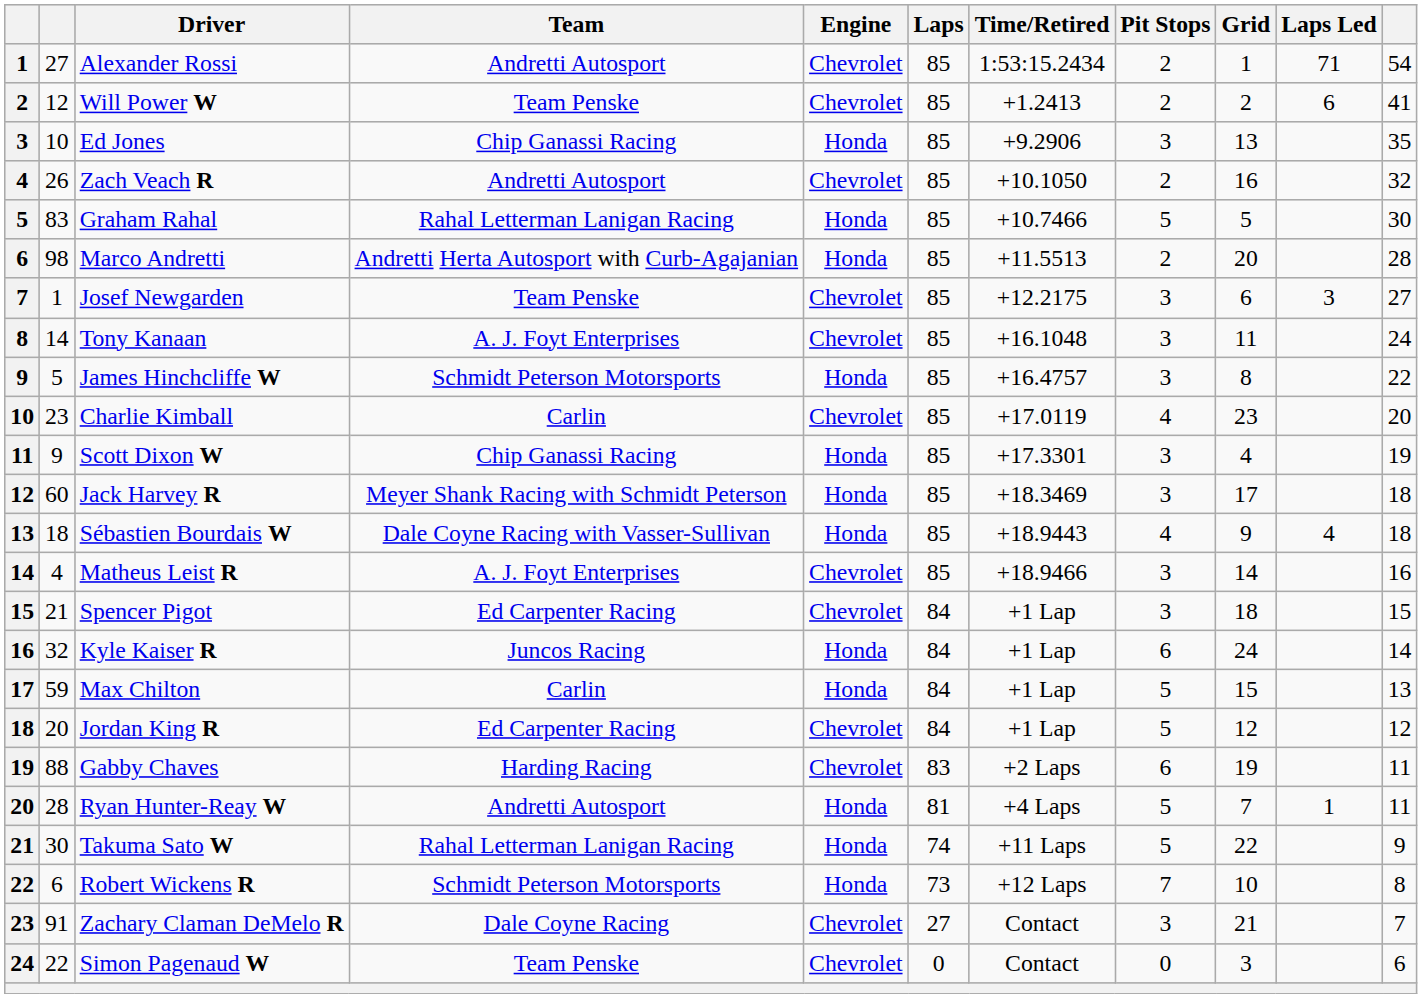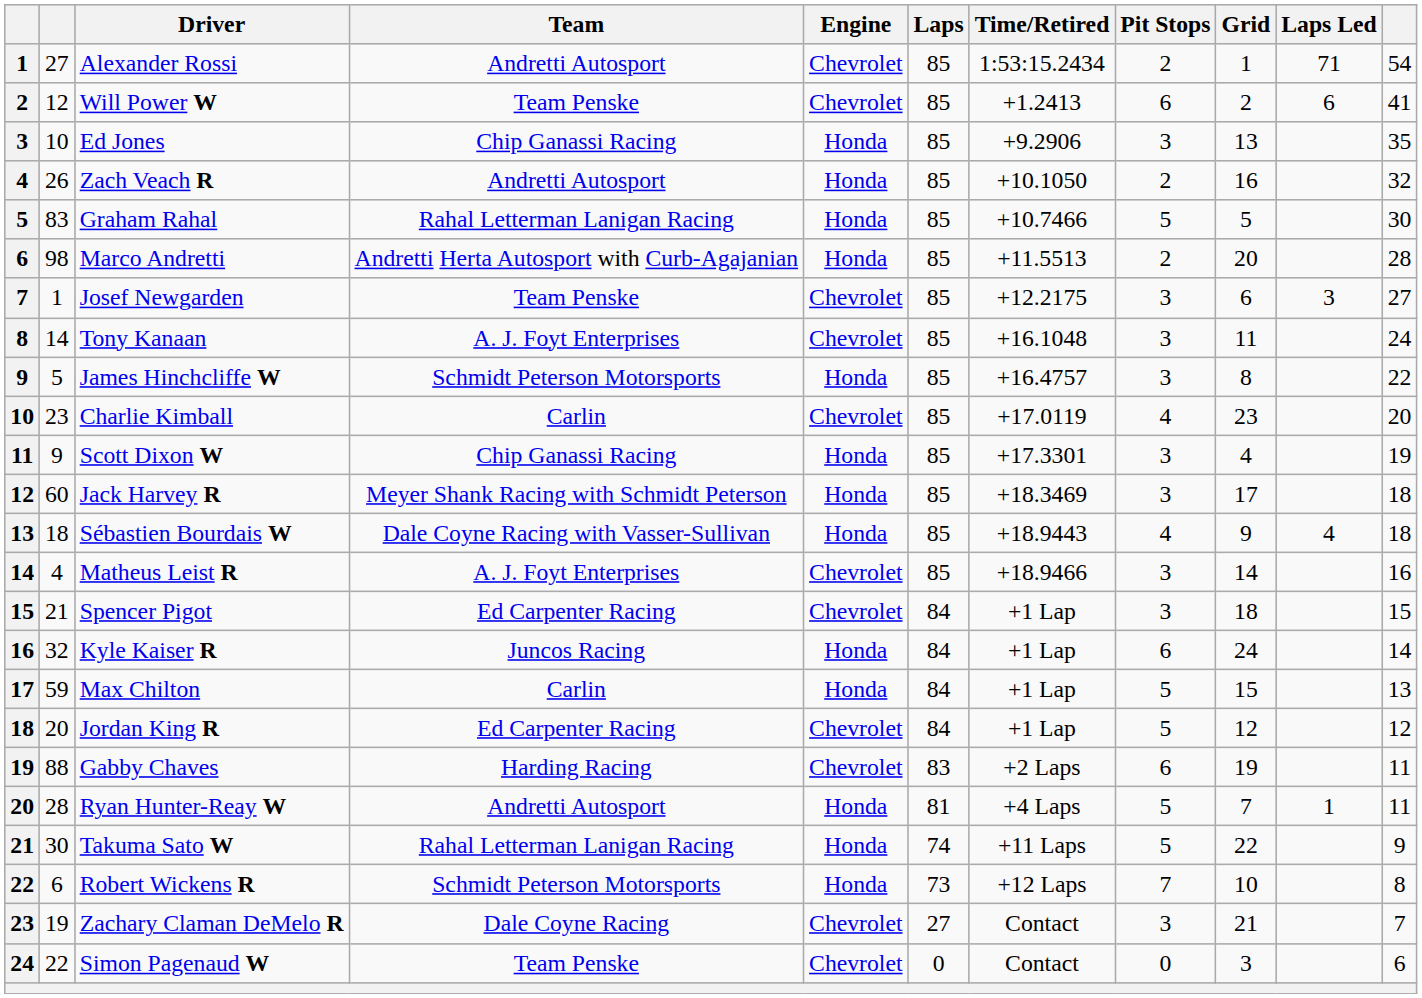(1165, 102) 2 -> (1165, 102) 6
(856, 180) Chevrolet -> (856, 180) Honda
(57, 923) 91 -> (57, 923) 19
